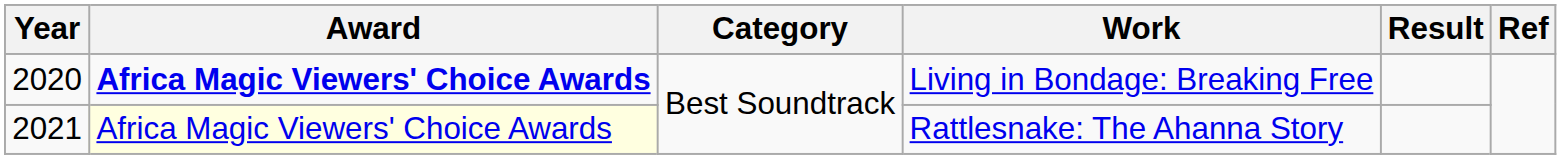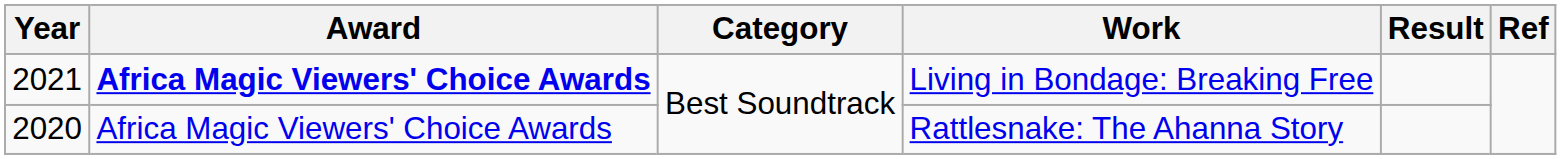(47, 79) 2020 -> (47, 79) 2021
(47, 128) 2021 -> (47, 128) 2020
(354, 128) lightyellow background -> (354, 128) no background
